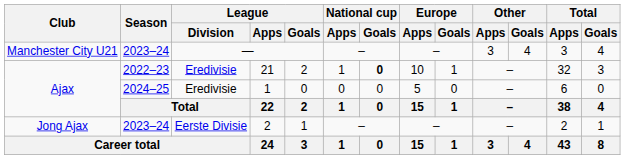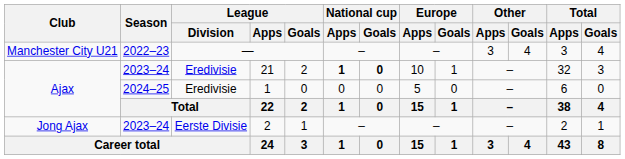(146, 51) 2023–24 -> (146, 51) 2022–23
(146, 70) 2022–23 -> (146, 70) 2023–24
(341, 70) normal -> (341, 70) bold
